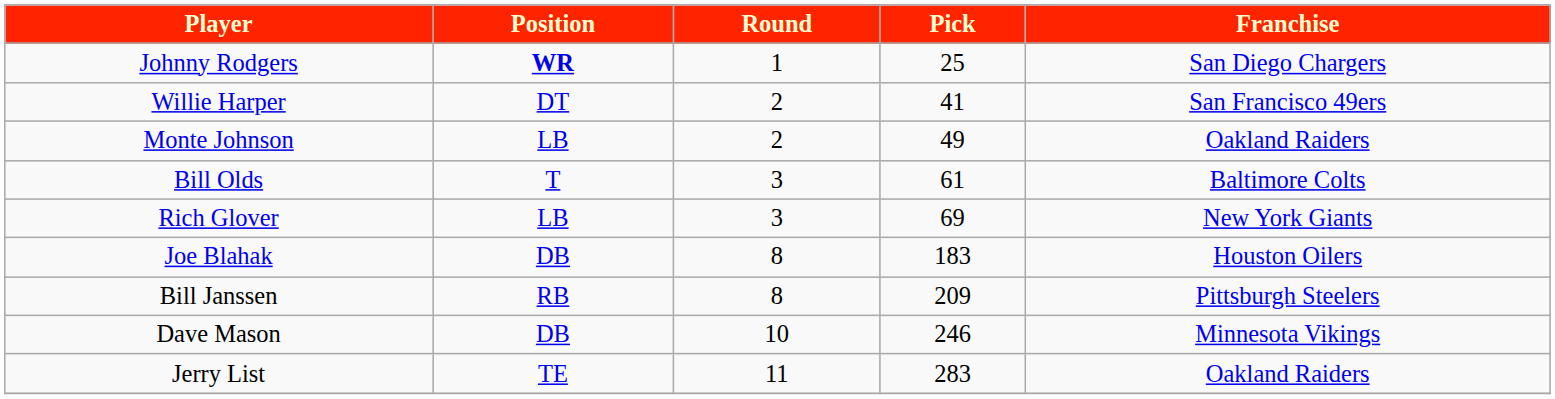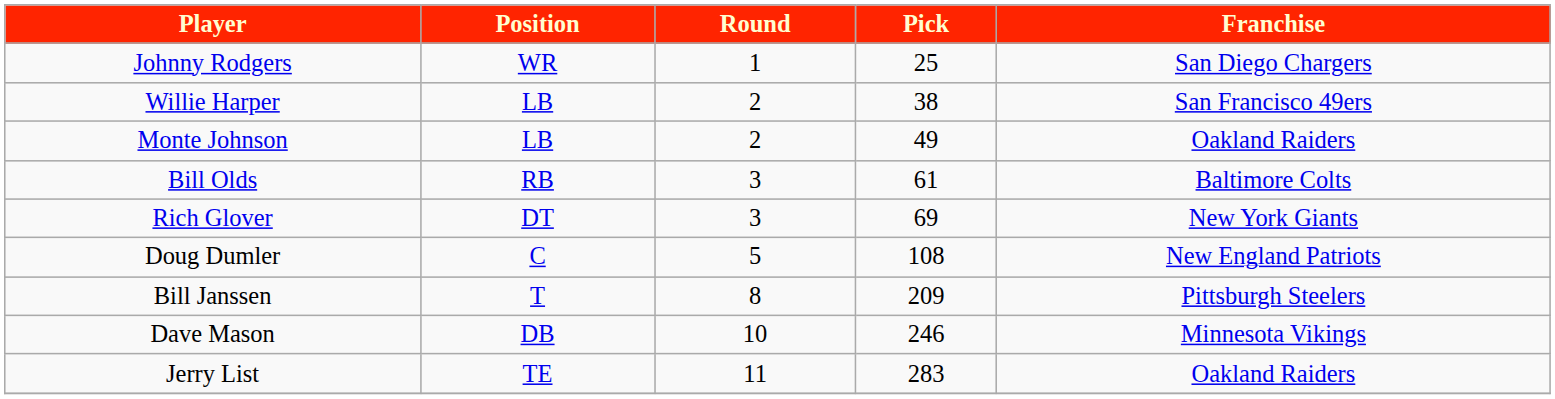(553, 62) bold -> (538, 62) normal
(553, 101) DT -> (538, 101) LB
(953, 101) 41 -> (926, 101) 38
(553, 179) T -> (538, 179) RB
(553, 218) LB -> (538, 218) DT
+ row: (213, 256)
- row: (219, 256)
(553, 295) RB -> (538, 295) T
